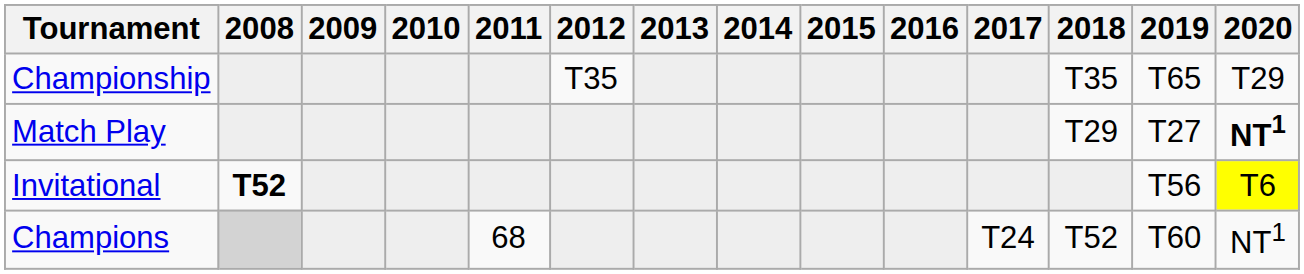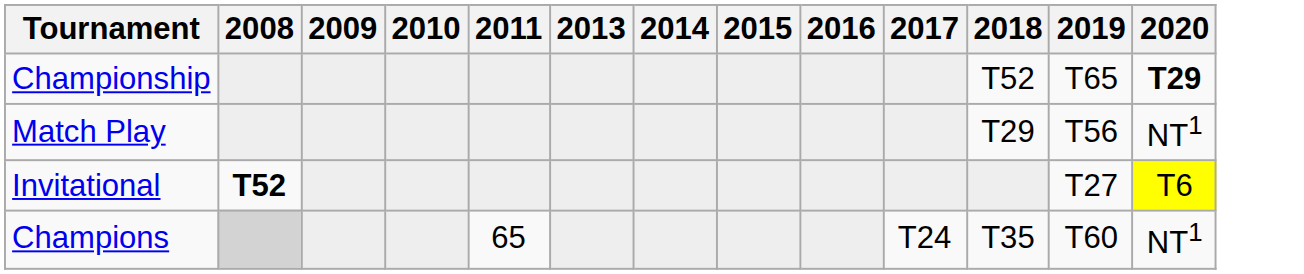- column: (591, 29)
(1091, 78) T35 -> (1008, 78) T52
(1258, 78) normal -> (1175, 78) bold
(1175, 131) T27 -> (1091, 131) T56
(1258, 131) bold -> (1175, 131) normal
(1175, 185) T56 -> (1091, 185) T27
(509, 238) 68 -> (509, 238) 65
(1091, 238) T52 -> (1008, 238) T35
